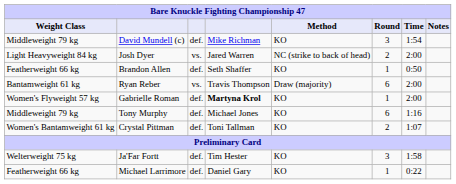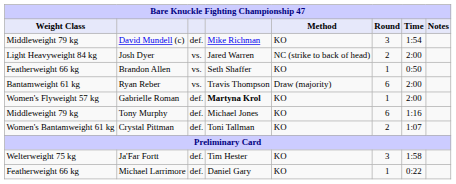(197, 69) def. -> (197, 69) vs.
